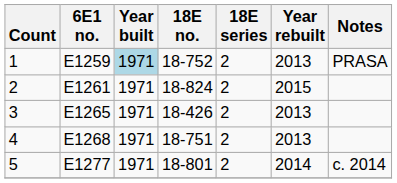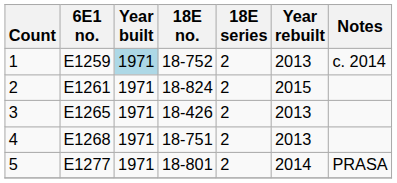(360, 61) PRASA -> (359, 61) c. 2014
(359, 165) c. 2014 -> (360, 165) PRASA
